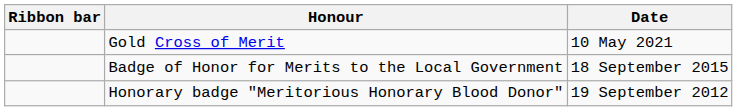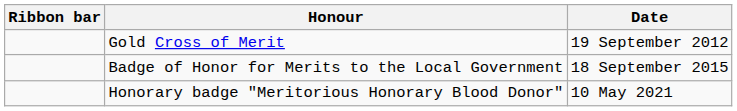(622, 42) 10 May 2021 -> (650, 42) 19 September 2012
(650, 93) 19 September 2012 -> (622, 93) 10 May 2021
